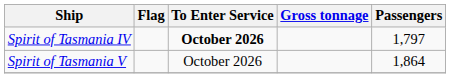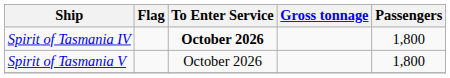(409, 38) 1,797 -> (409, 38) 1,800
(409, 61) 1,864 -> (409, 61) 1,800
